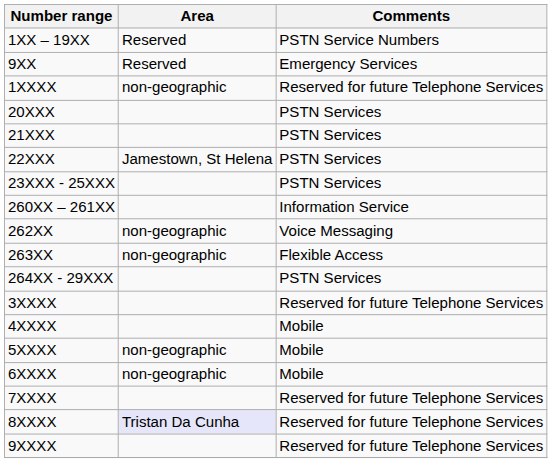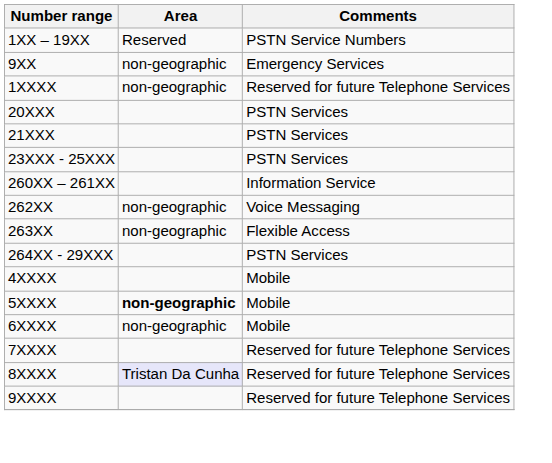(154, 64) Reserved -> (174, 64) non-geographic
- row: (31, 159)
- row: (32, 302)
(174, 350) normal -> (179, 302) bold
